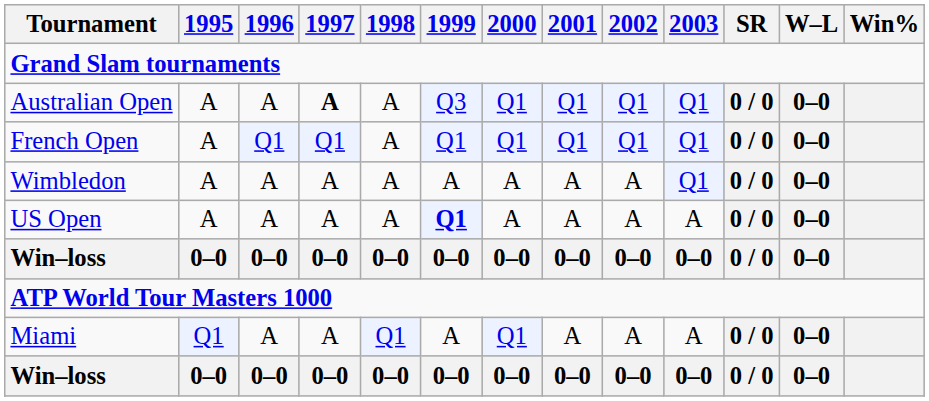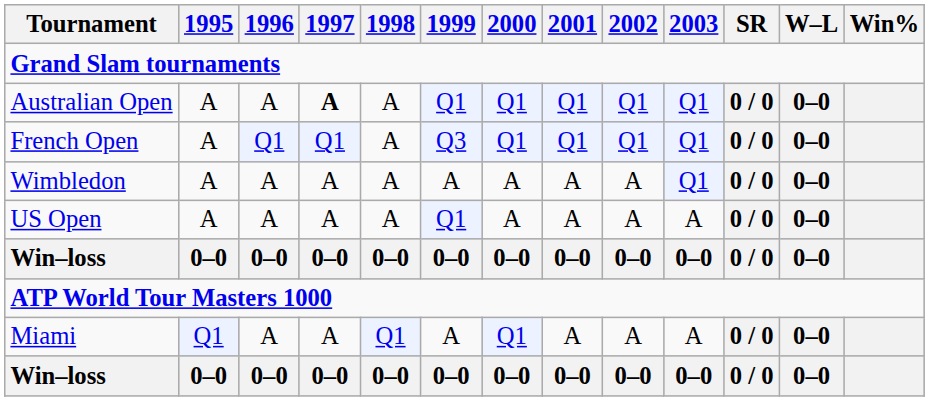(451, 102) Q3 -> (451, 102) Q1
(451, 141) Q1 -> (451, 141) Q3
(451, 219) bold -> (451, 219) normal
